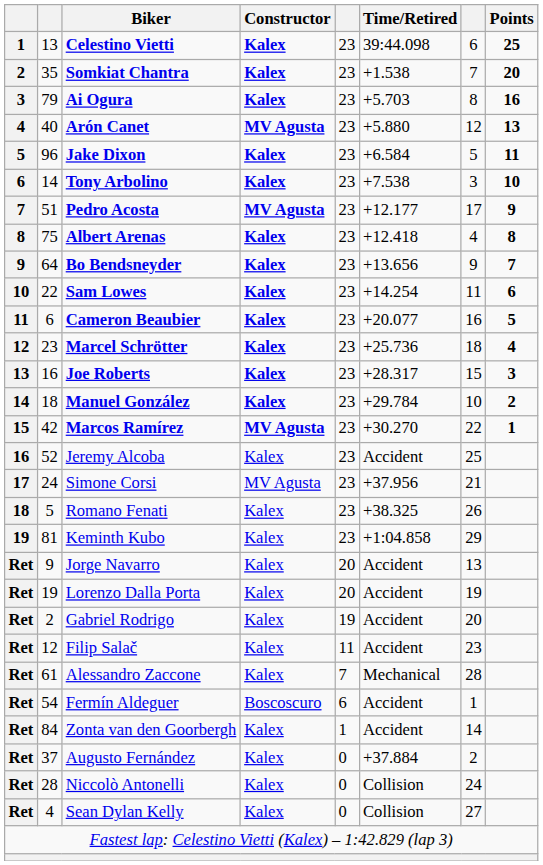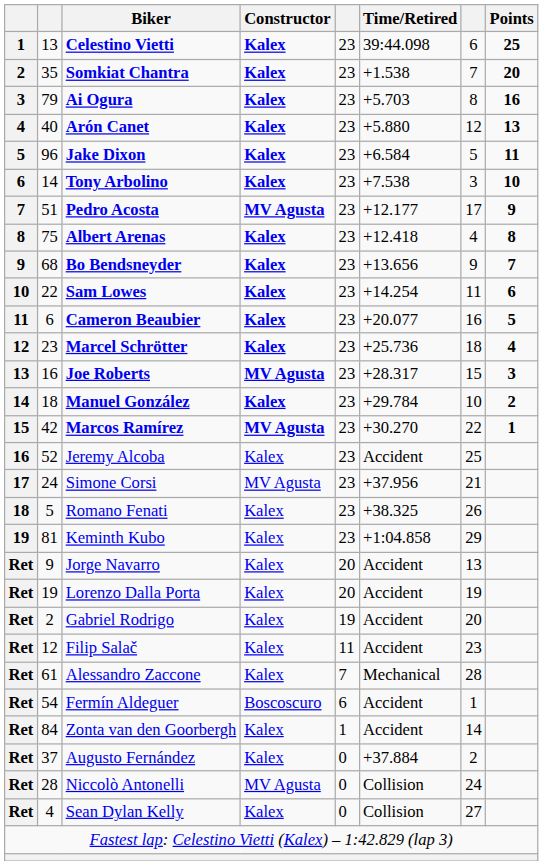(284, 127) MV Agusta -> (265, 127) Kalex
(50, 264) 64 -> (50, 264) 68
(265, 373) Kalex -> (284, 373) MV Agusta
(264, 784) Kalex -> (282, 784) MV Agusta
